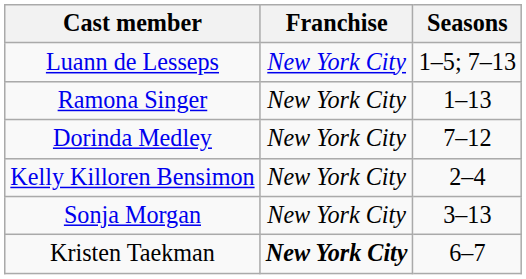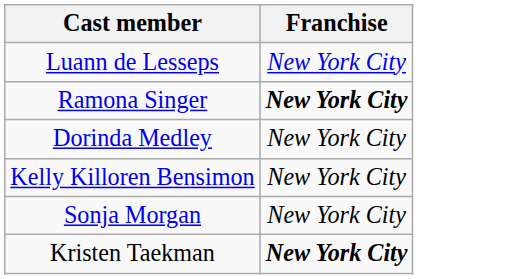- column: (467, 23)
(337, 100) normal -> (337, 100) bold
